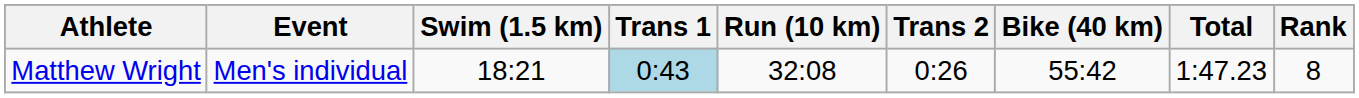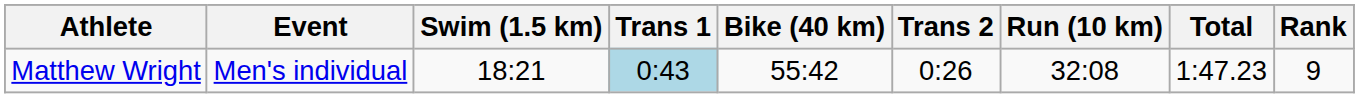columns swapped: (1082, 27) <-> (802, 27)
(1313, 70) 8 -> (1313, 70) 9
